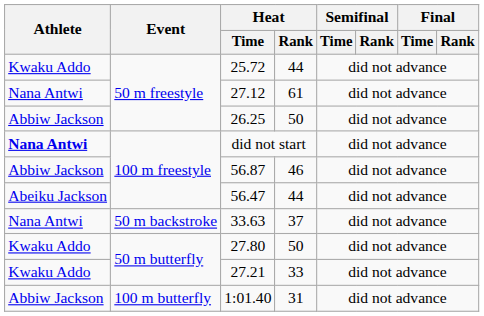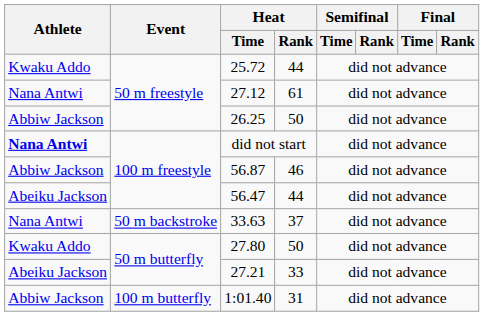(49, 272) Kwaku Addo -> (58, 272) Abeiku Jackson
